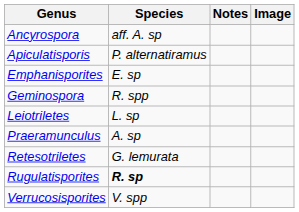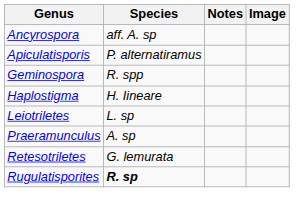- row: (55, 75)
+ row: (43, 95)
- row: (57, 197)
